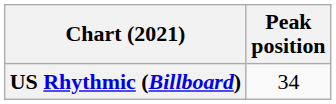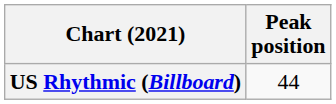(288, 81) 34 -> (288, 81) 44
